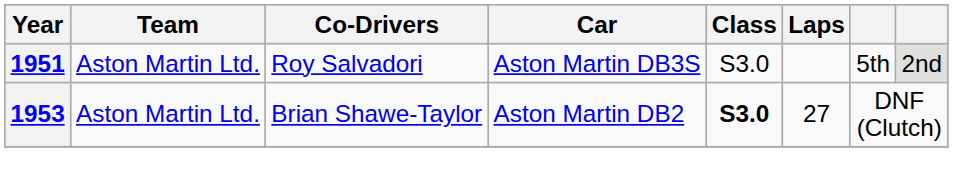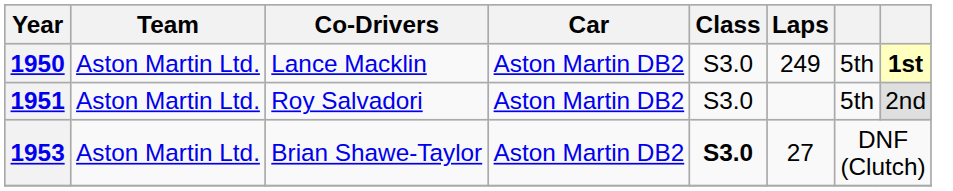+ row: (38, 63)
(597, 63) Aston Martin DB3S -> (589, 101) Aston Martin DB2
